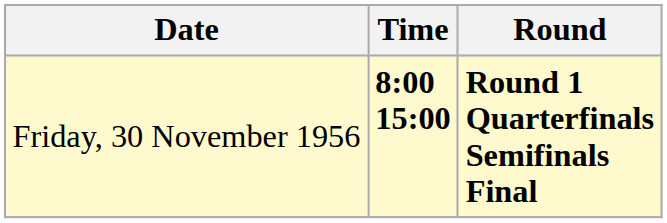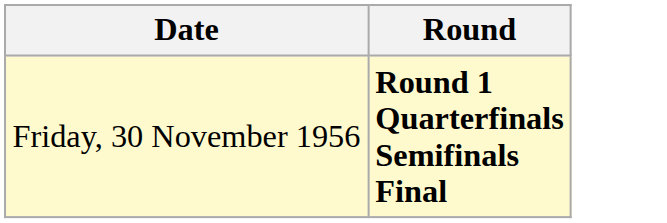- column: (413, 30)
